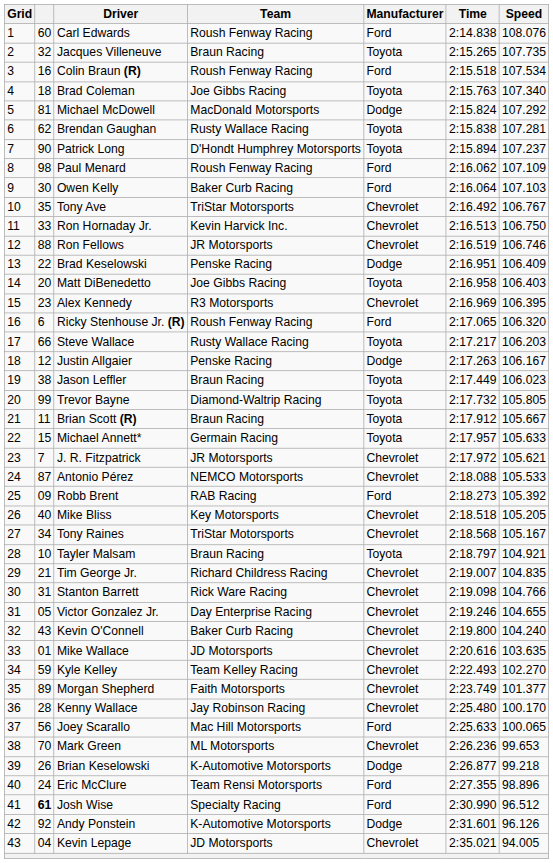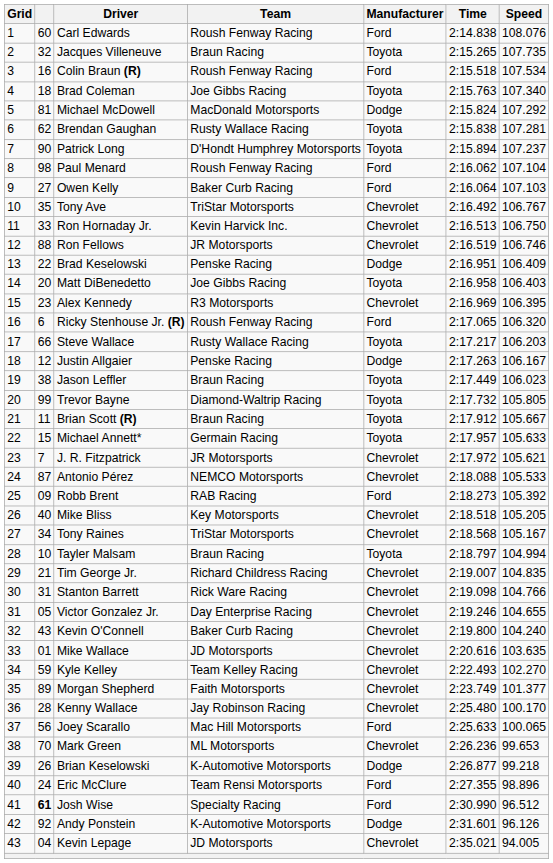(524, 168) 107.109 -> (524, 168) 107.104
(45, 187) 30 -> (45, 187) 27
(524, 554) 104.921 -> (524, 554) 104.994
